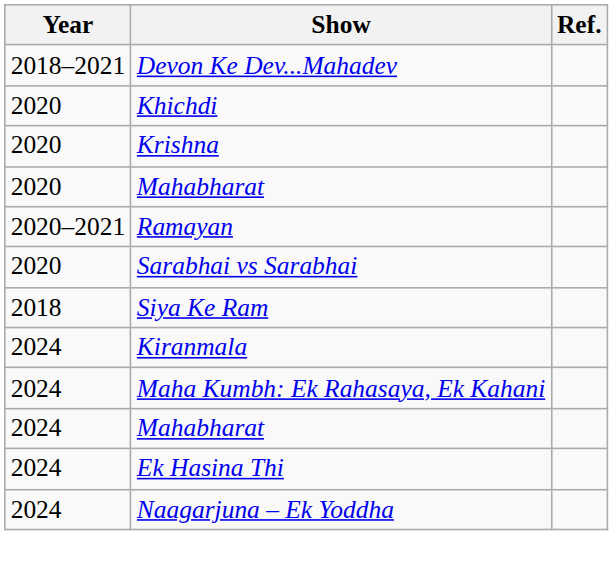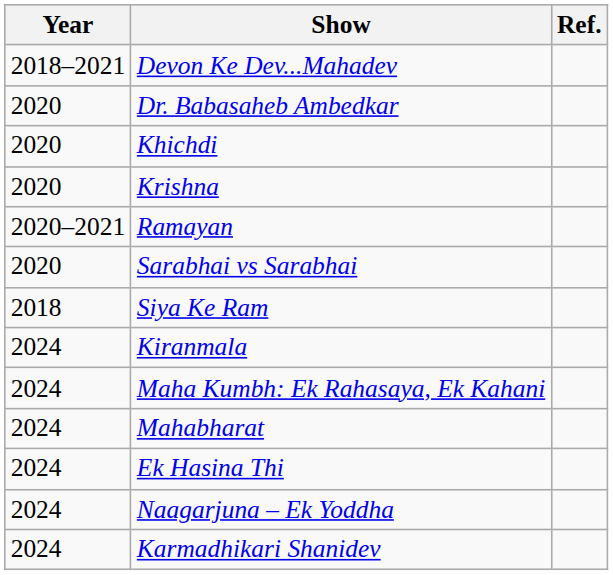+ row: (36, 105)
- row: (36, 186)
+ row: (36, 549)
